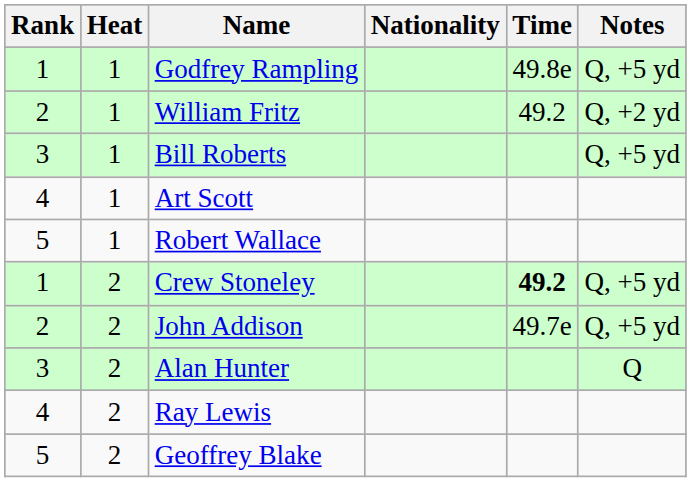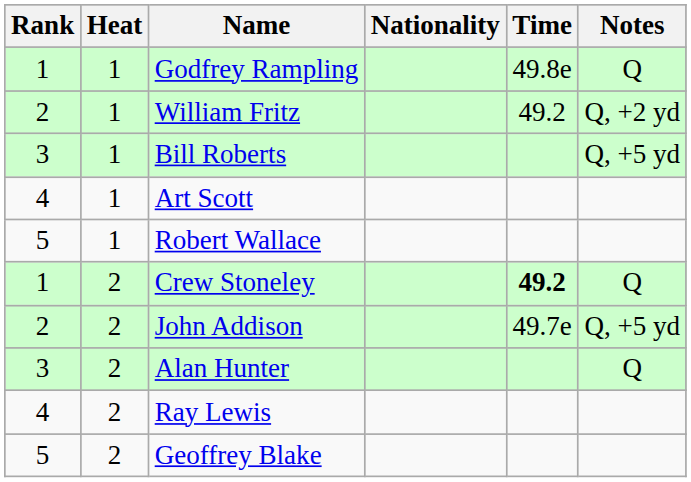(632, 68) Q, +5 yd -> (632, 68) Q
(632, 283) Q, +5 yd -> (632, 283) Q
